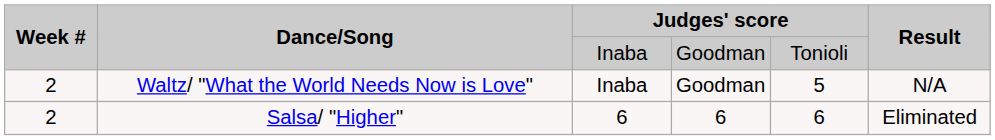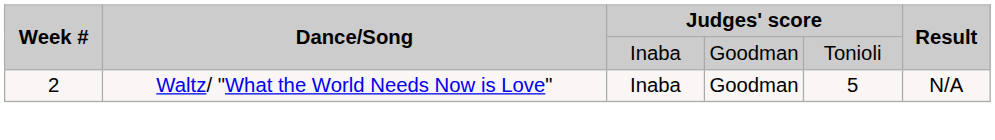- row: (335, 117)
